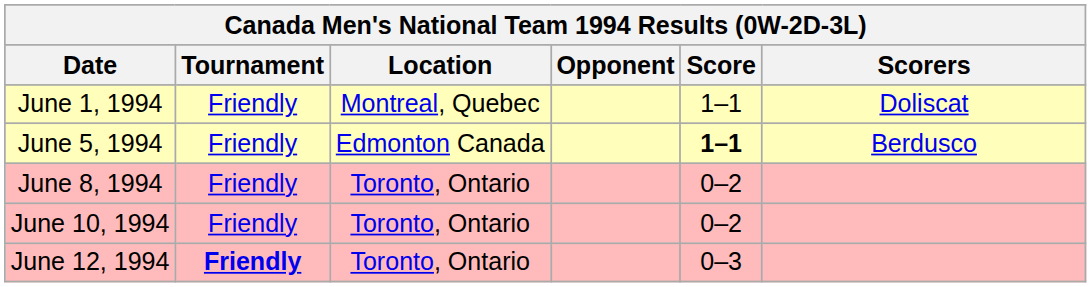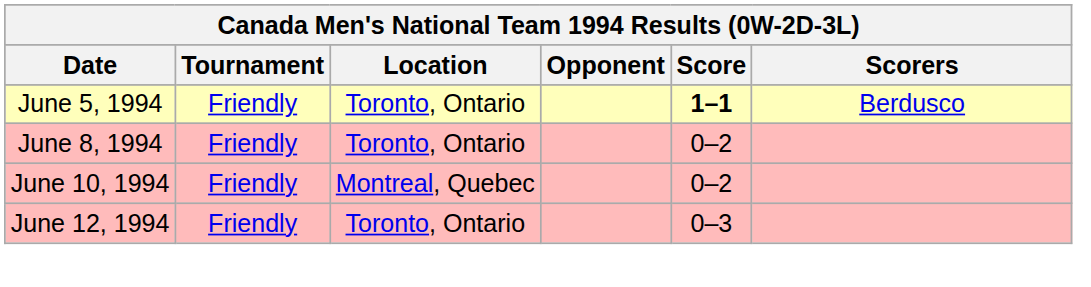- row: (90, 104)
(440, 144) Edmonton Canada -> (435, 104) Toronto, Ontario
(440, 223) Toronto, Ontario -> (435, 183) Montreal, Quebec
(253, 263) bold -> (253, 223) normal
